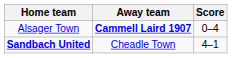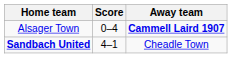columns swapped: (210, 12) <-> (143, 12)
